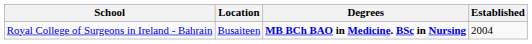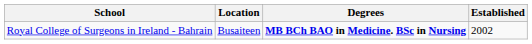(482, 30) 2004 -> (482, 30) 2002
